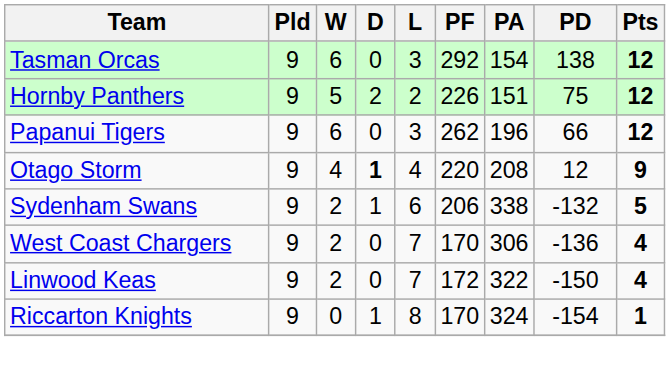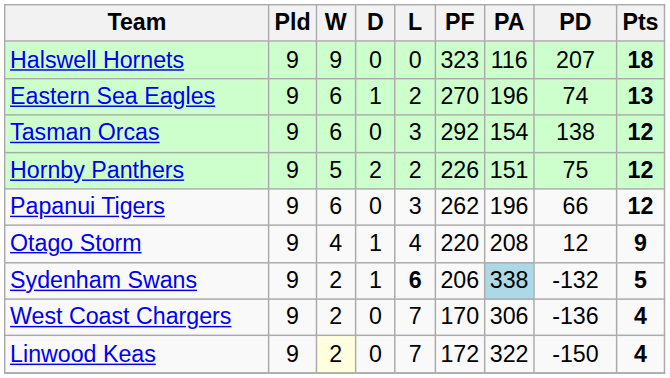+ row: (97, 59)
+ row: (113, 96)
(375, 170) bold -> (375, 243) normal
(415, 206) normal -> (415, 280) bold
(509, 206) no background -> (509, 280) lightblue background
(336, 280) no background -> (336, 354) lightyellow background
- row: (101, 317)
